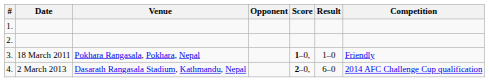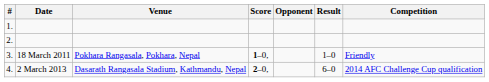columns swapped: (269, 12) <-> (302, 12)
